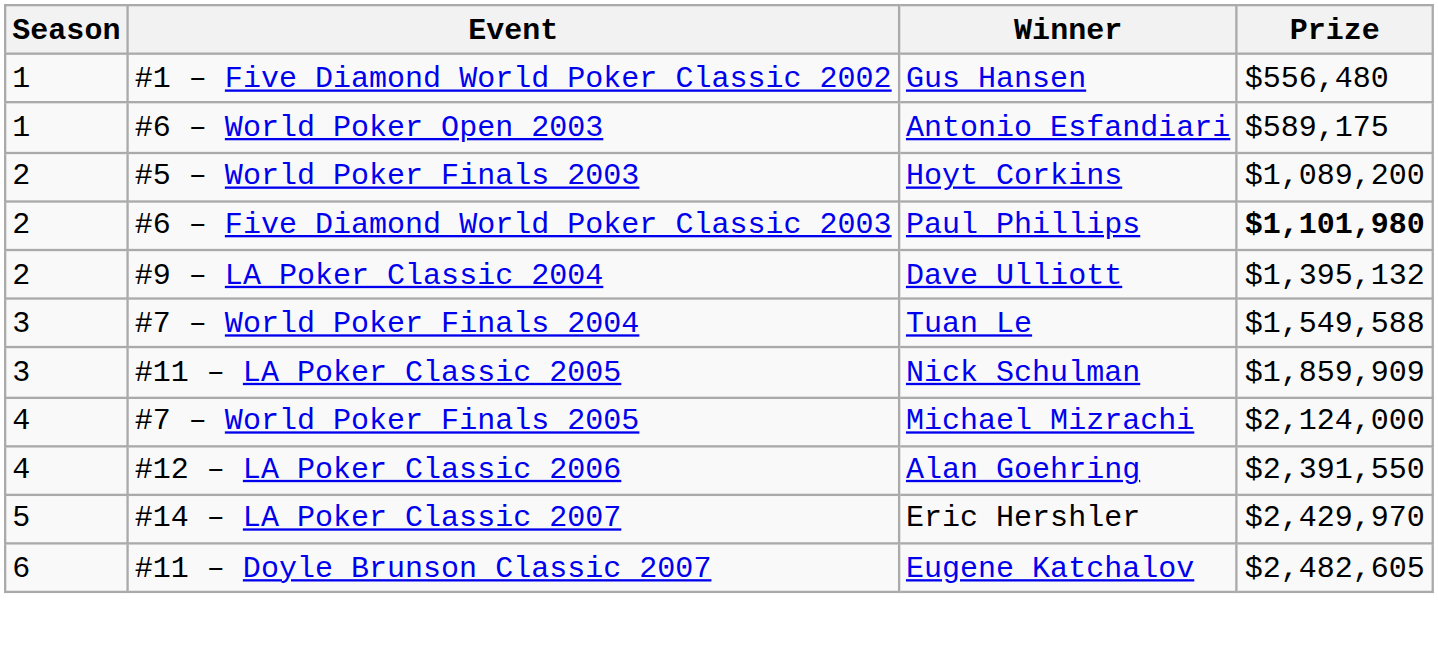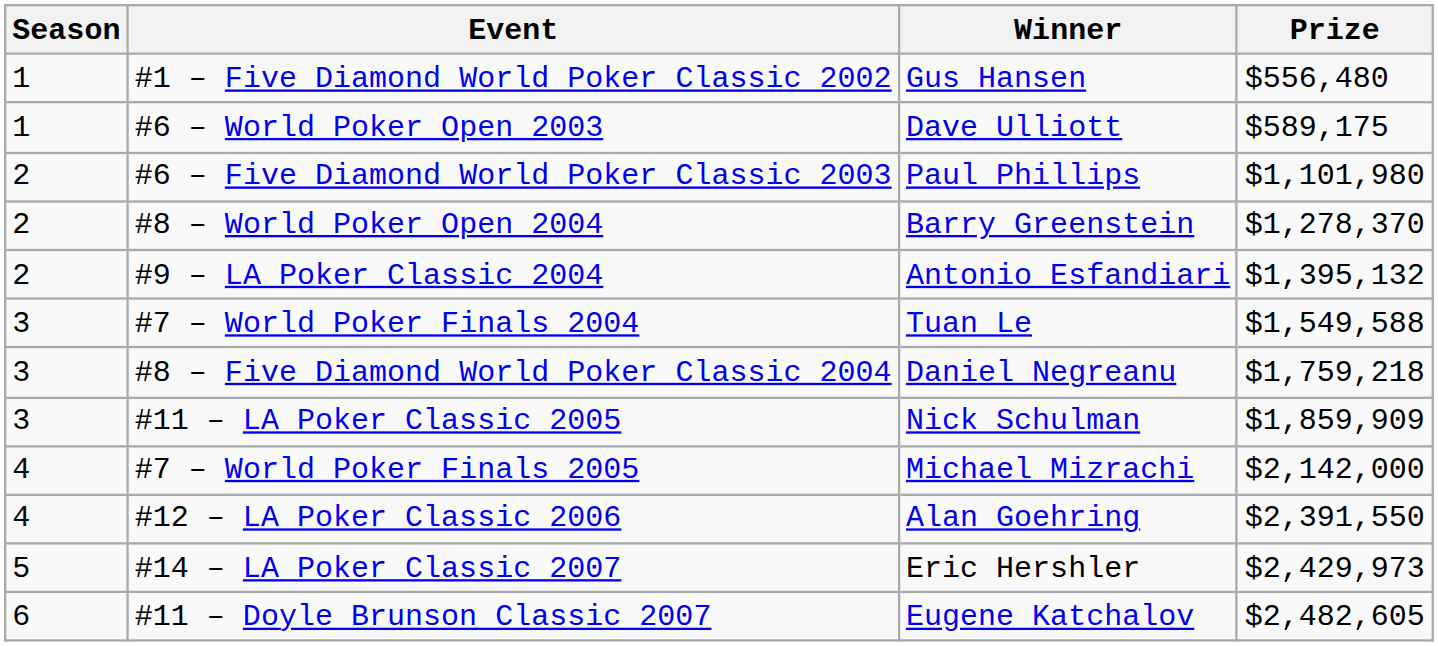(1068, 128) Antonio Esfandiari -> (1014, 128) Dave Ulliott
- row: (387, 176)
(1335, 225) bold -> (1335, 176) normal
+ row: (369, 225)
(1014, 274) Dave Ulliott -> (1068, 274) Antonio Esfandiari
+ row: (513, 372)
(1335, 421) $2,124,000 -> (1335, 470) $2,142,000
(1335, 519) $2,429,970 -> (1335, 568) $2,429,973
